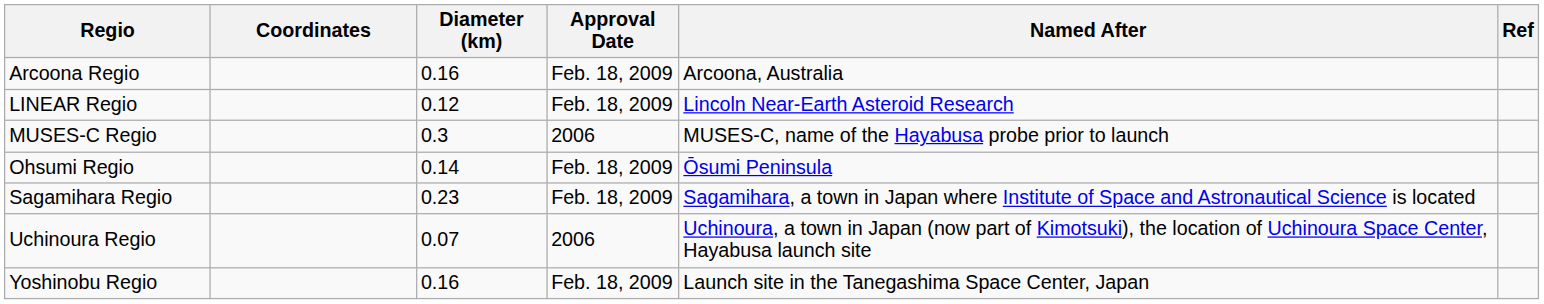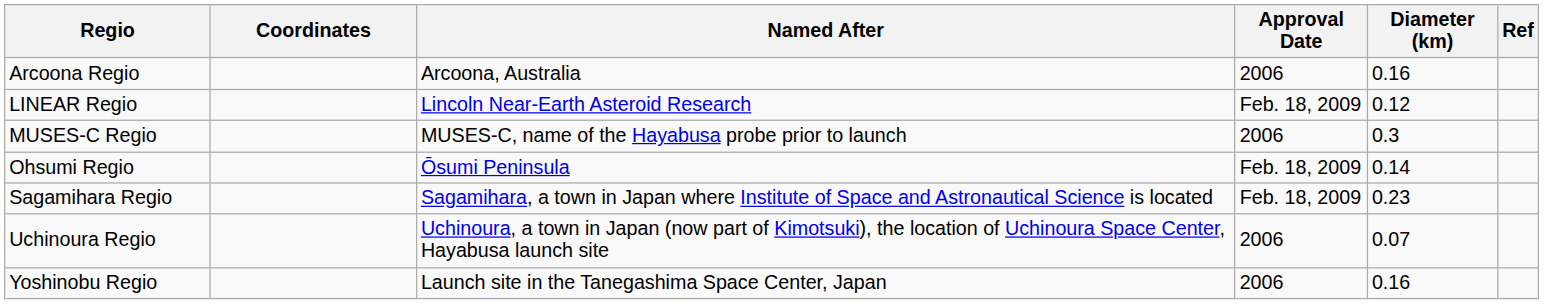columns swapped: (481, 31) <-> (1088, 31)
(612, 73) Feb. 18, 2009 -> (1262, 73) 2006
(612, 282) Feb. 18, 2009 -> (1262, 282) 2006
